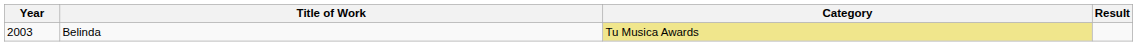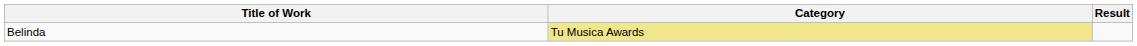- column: (32, 13)
